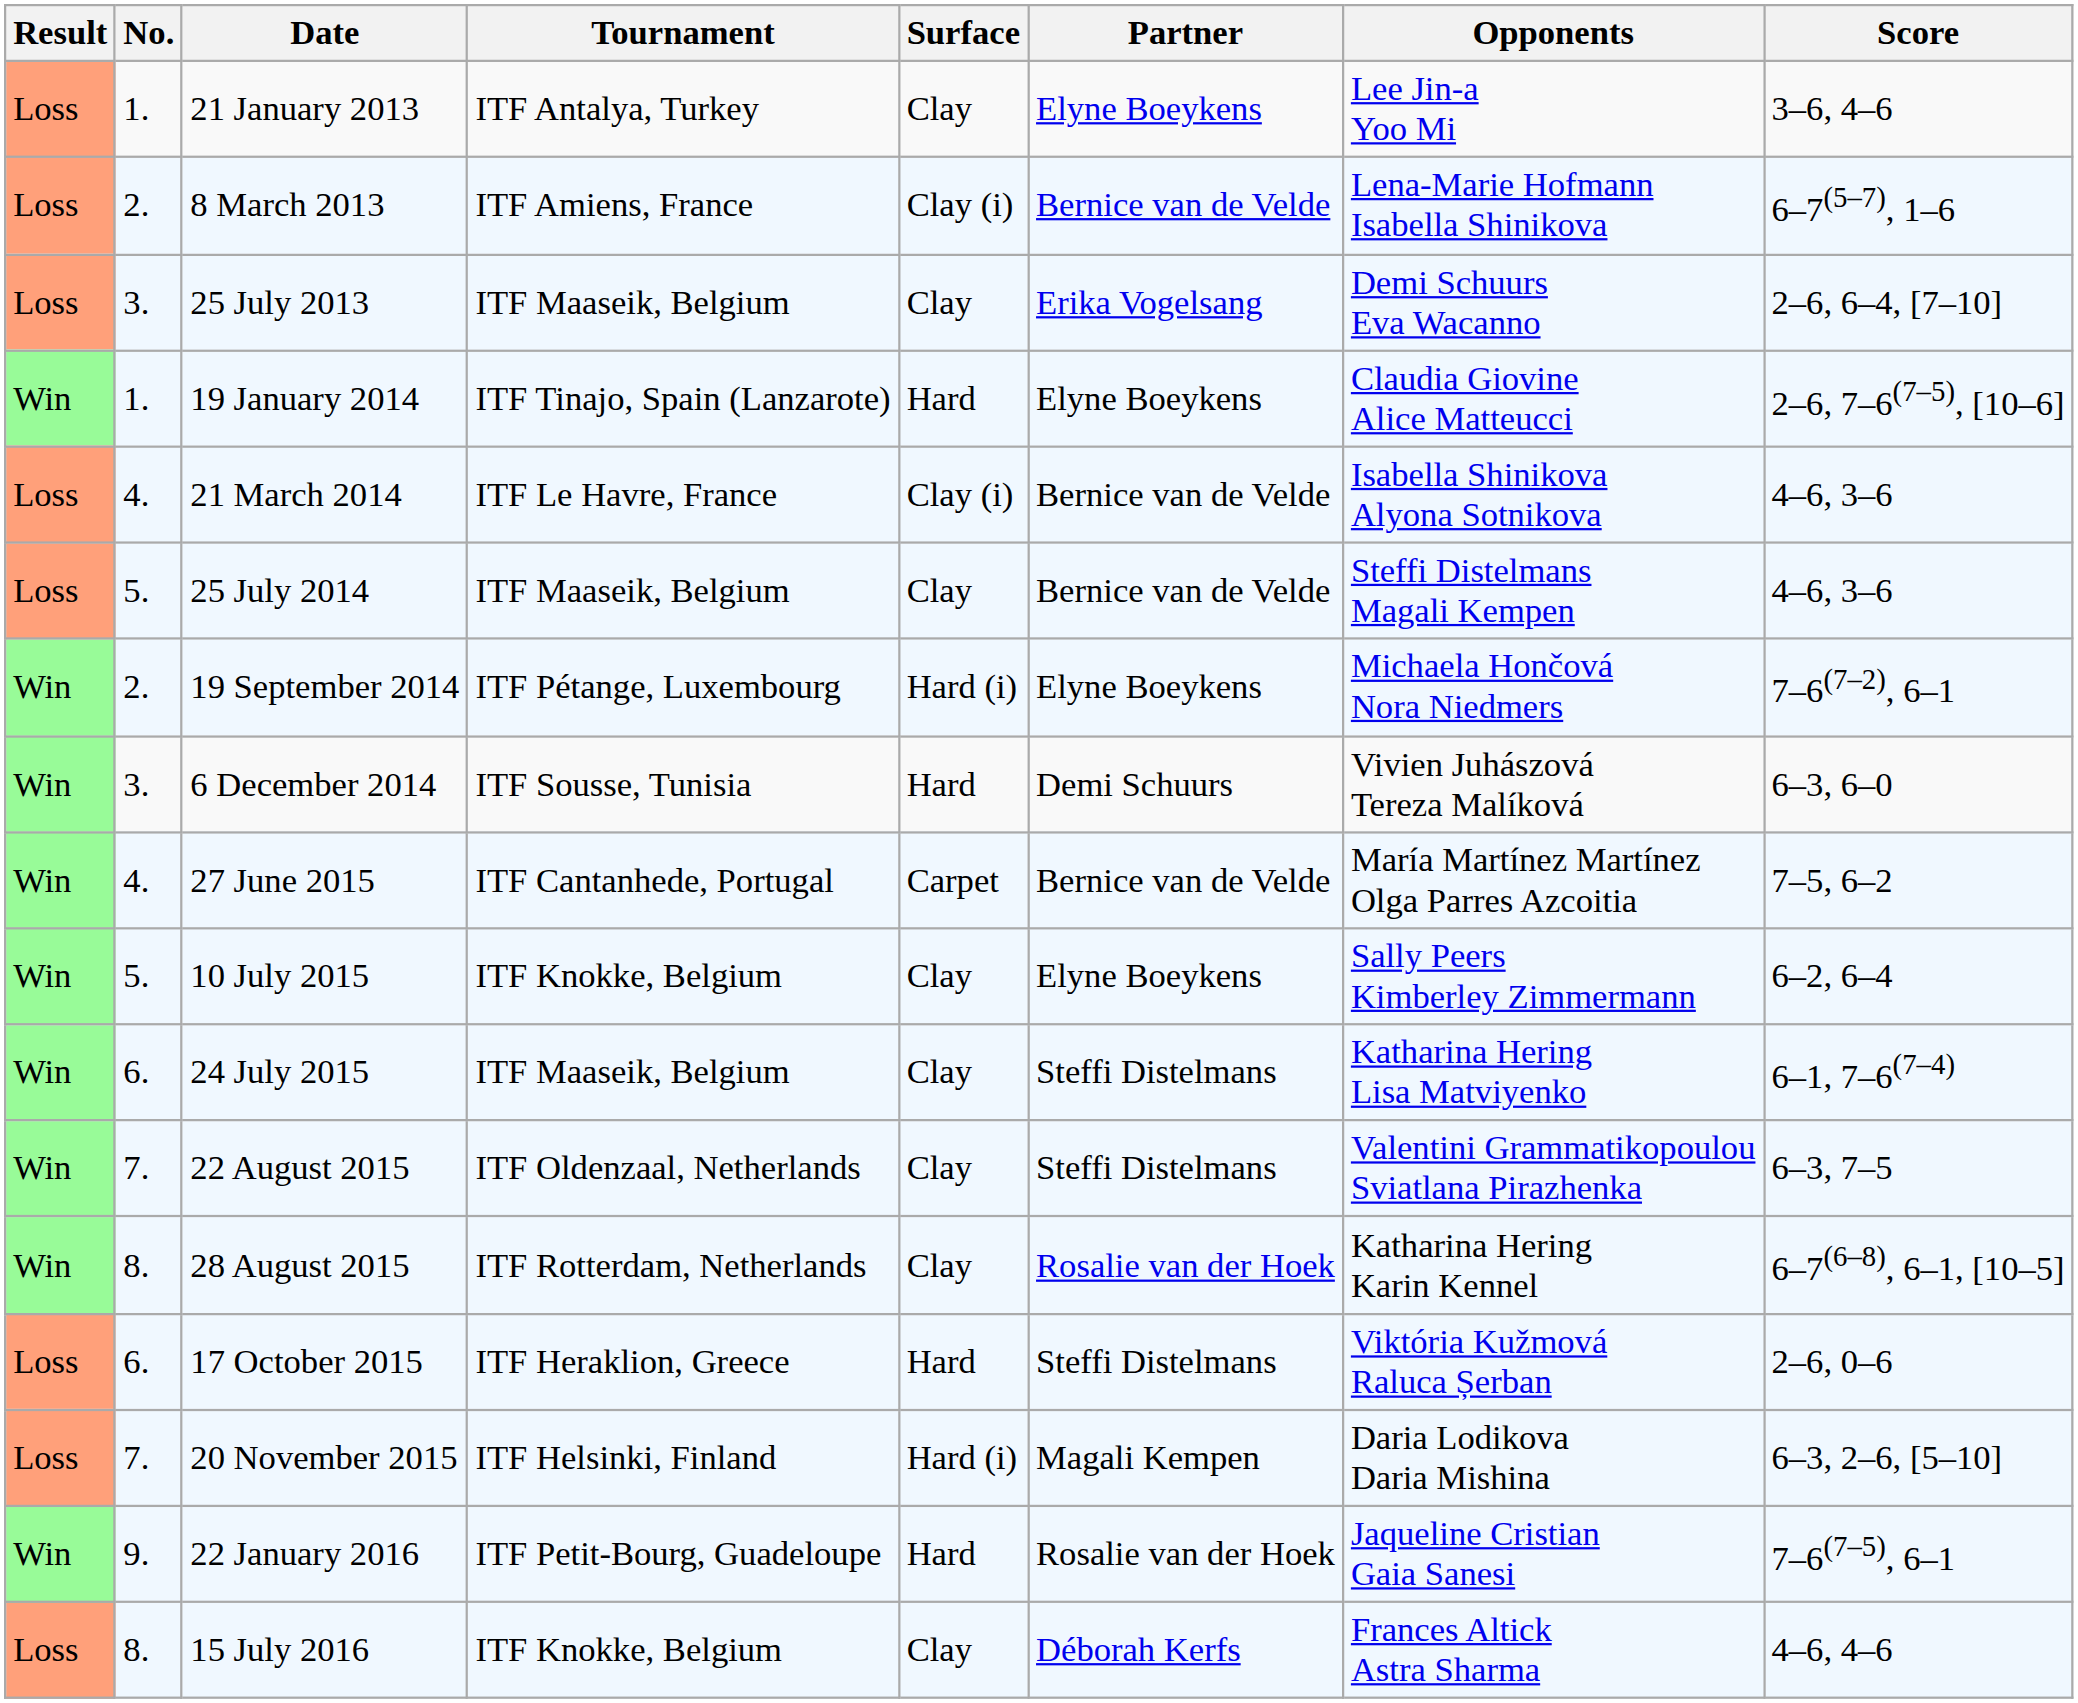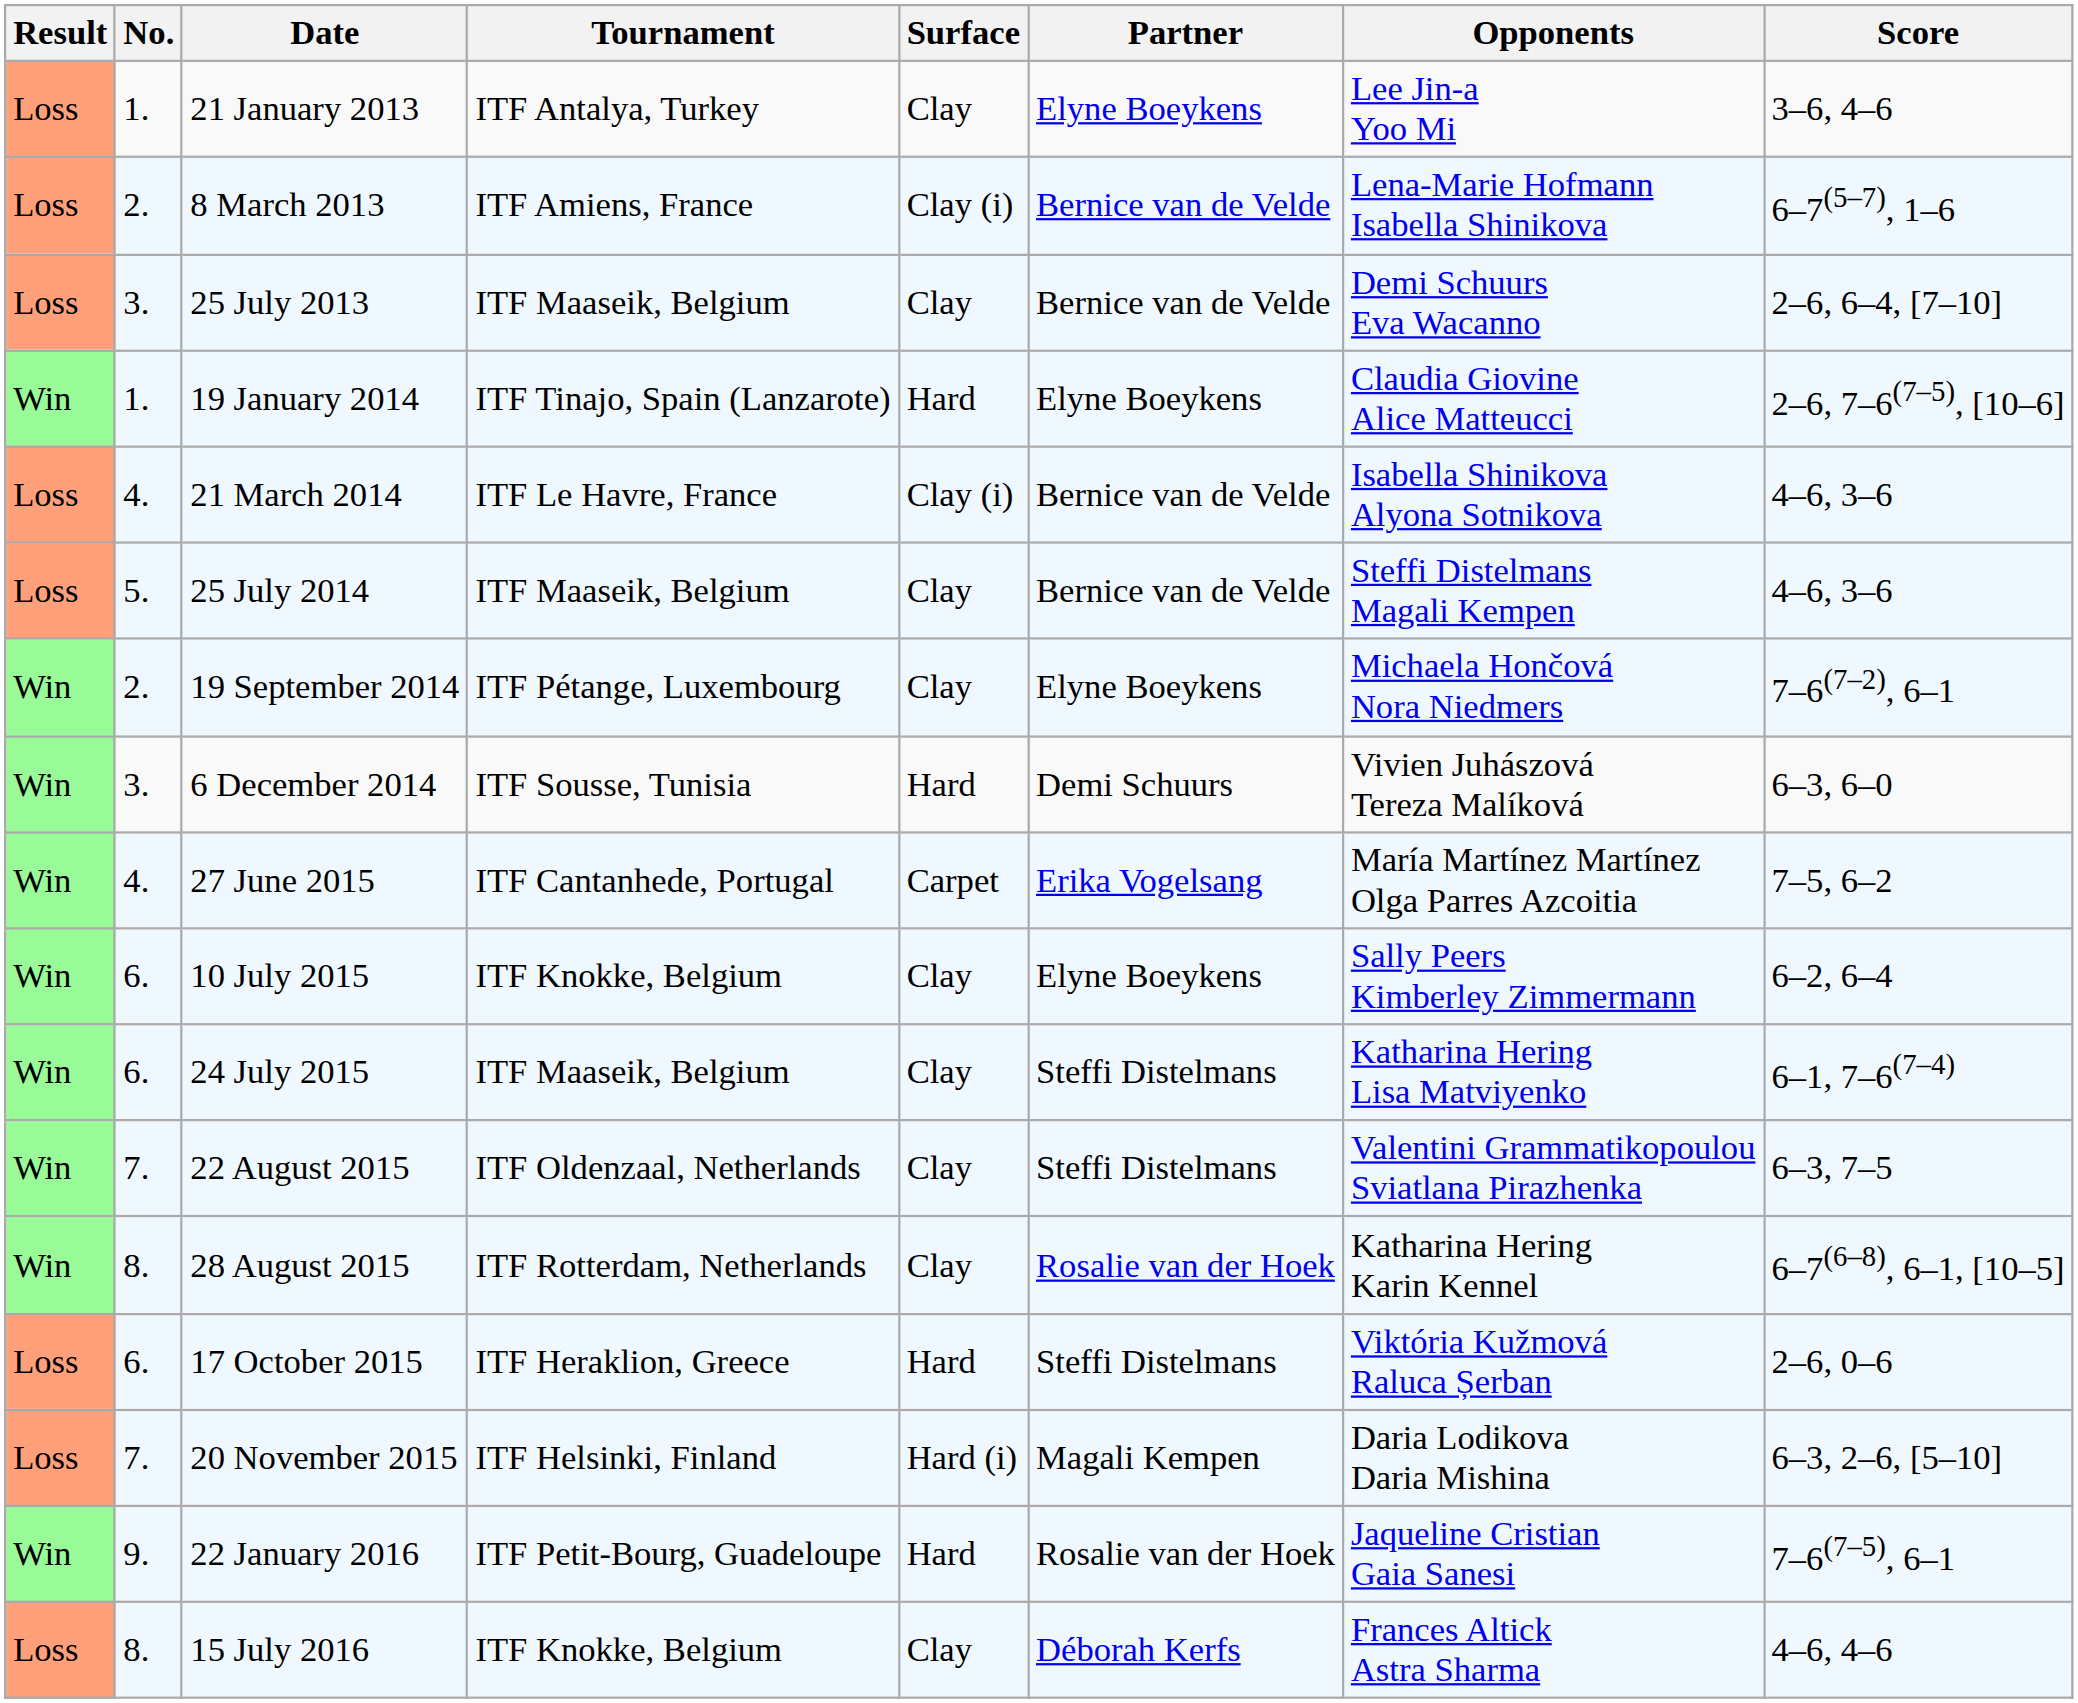(1149, 300) Erika Vogelsang -> (1183, 300) Bernice van de Velde
(962, 686) Hard (i) -> (939, 686) Clay
(1183, 878) Bernice van de Velde -> (1149, 878) Erika Vogelsang
(136, 975) 5. -> (136, 975) 6.
